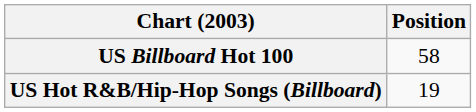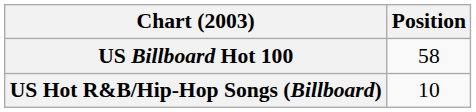(429, 90) 19 -> (429, 90) 10
